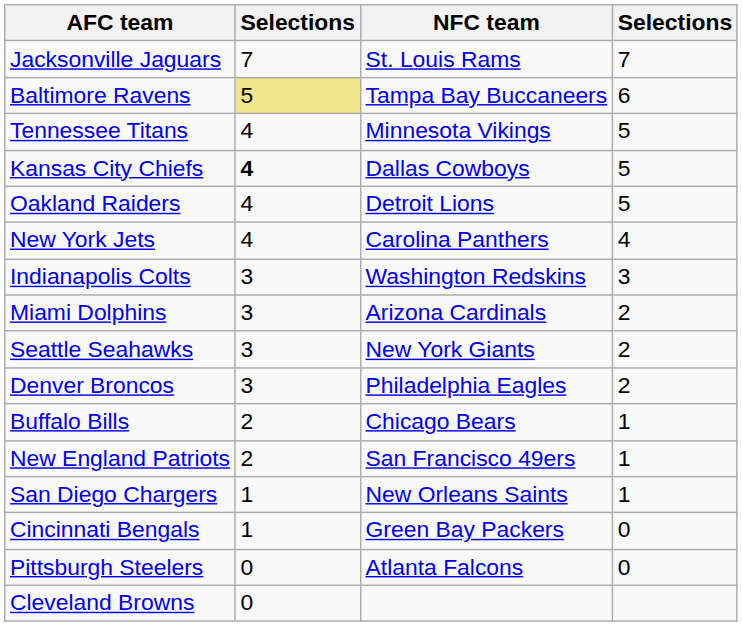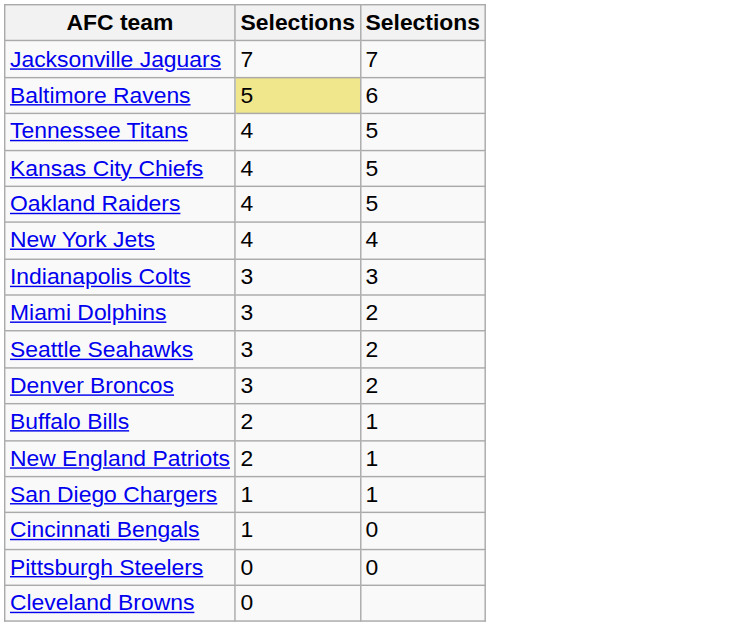- column: (486, 22)
(247, 167) bold -> (247, 167) normal
